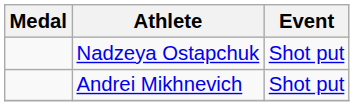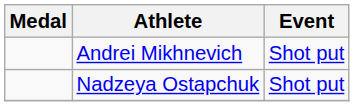rows swapped: (168, 53) <-> (159, 85)
